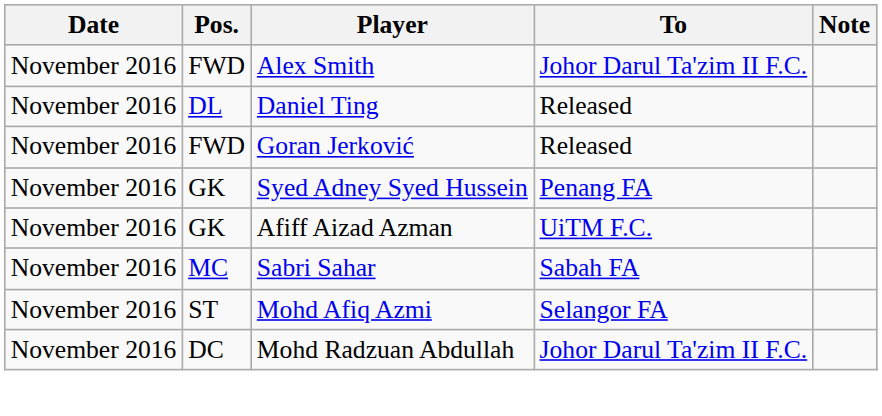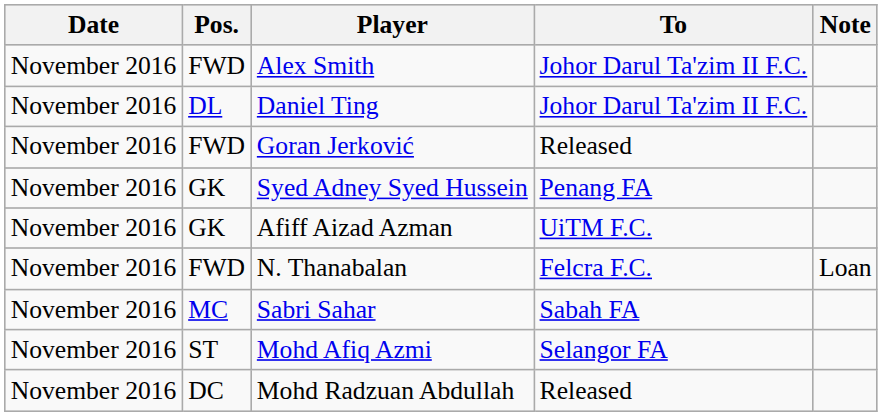(586, 106) Released -> (673, 106) Johor Darul Ta'zim II F.C.
+ row: (332, 268)
(673, 349) Johor Darul Ta'zim II F.C. -> (586, 390) Released
